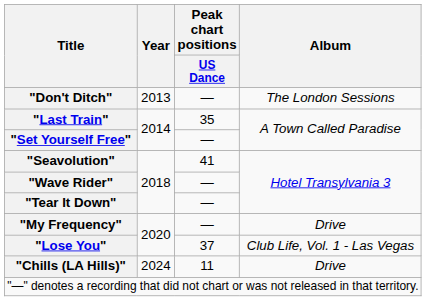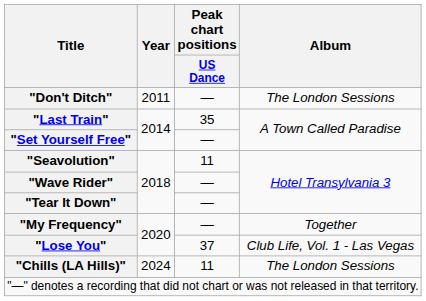(156, 98) 2013 -> (156, 98) 2011
(207, 161) 41 -> (207, 161) 11
(330, 224) Drive -> (330, 224) Together
(330, 266) Drive -> (330, 266) The London Sessions
